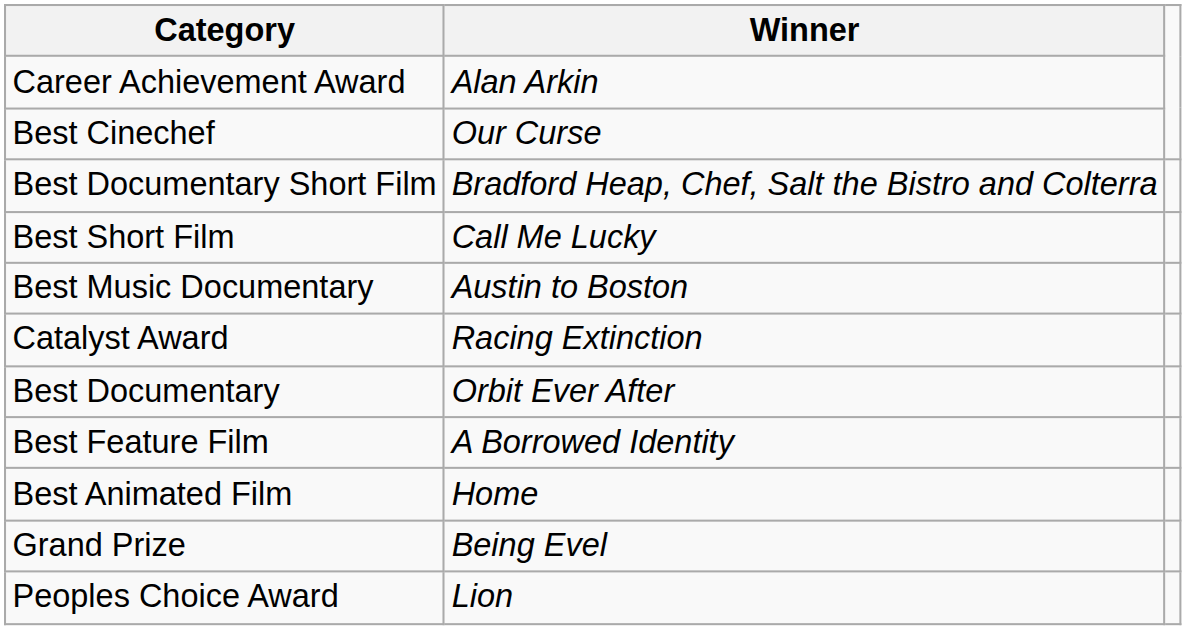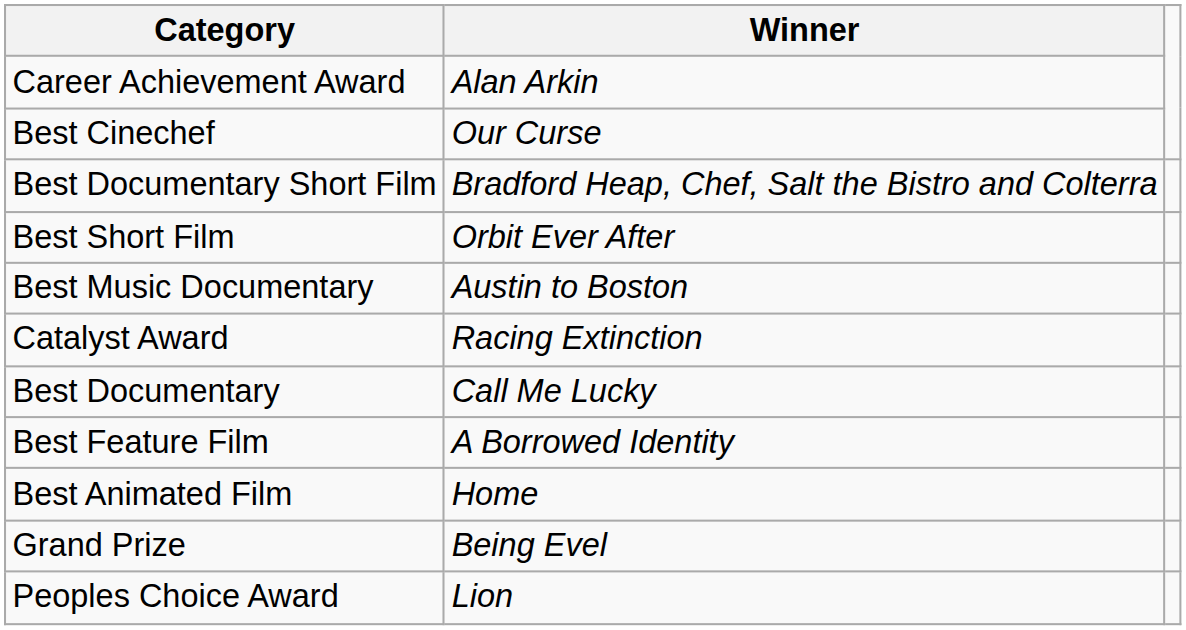(554, 236) Call Me Lucky -> (563, 236) Orbit Ever After
(563, 390) Orbit Ever After -> (554, 390) Call Me Lucky
